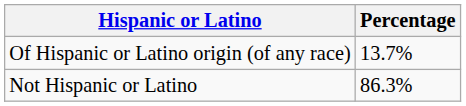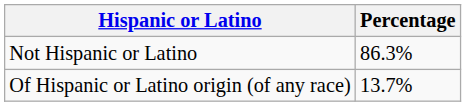rows swapped: (180, 52) <-> (103, 85)
